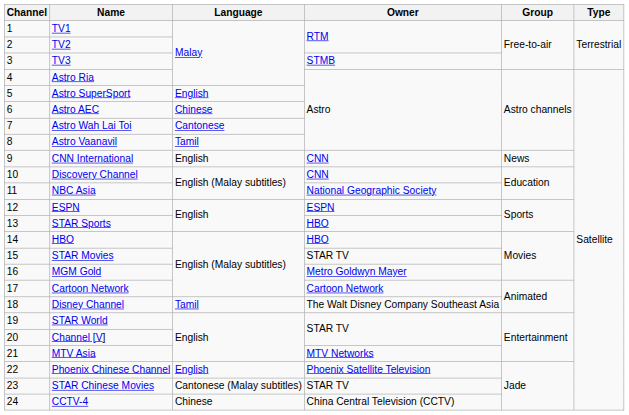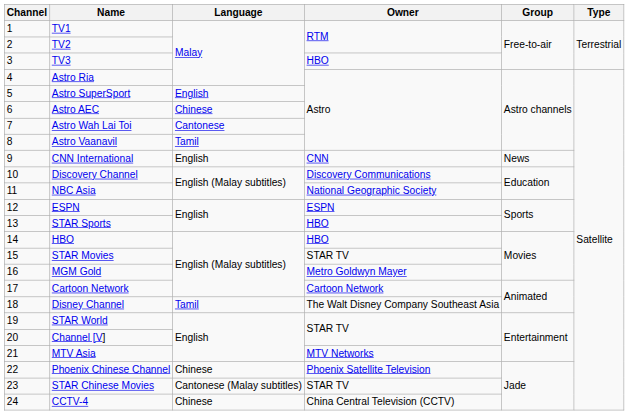(321, 61) STMB -> (318, 61) HBO
(318, 175) CNN -> (369, 175) Discovery Communications
(192, 369) English -> (194, 369) Chinese
